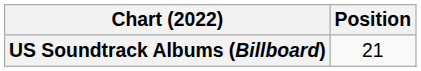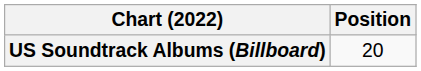(373, 50) 21 -> (373, 50) 20
